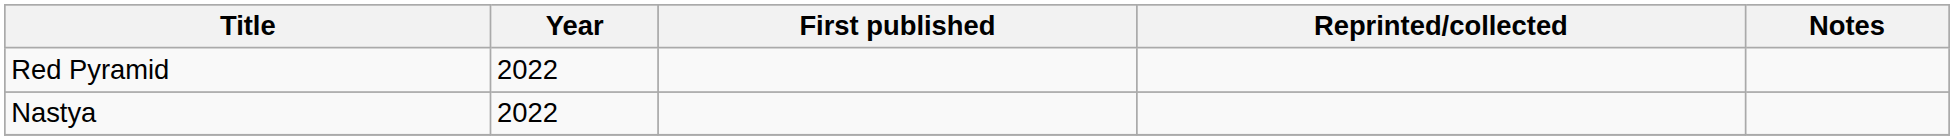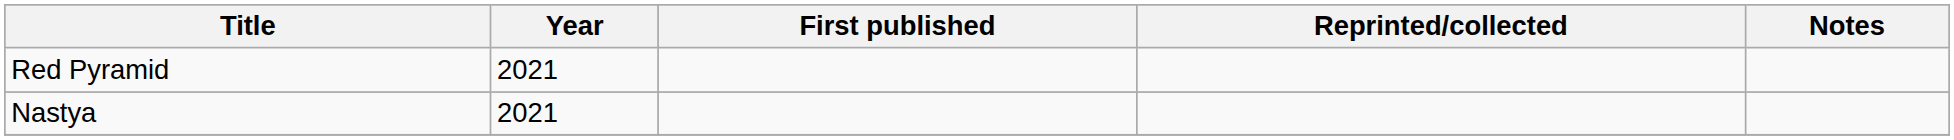(527, 69) 2022 -> (527, 69) 2021
(527, 112) 2022 -> (527, 112) 2021
